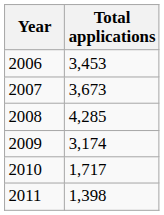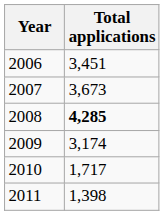(88, 63) 3,453 -> (88, 63) 3,451
(88, 116) normal -> (88, 116) bold
